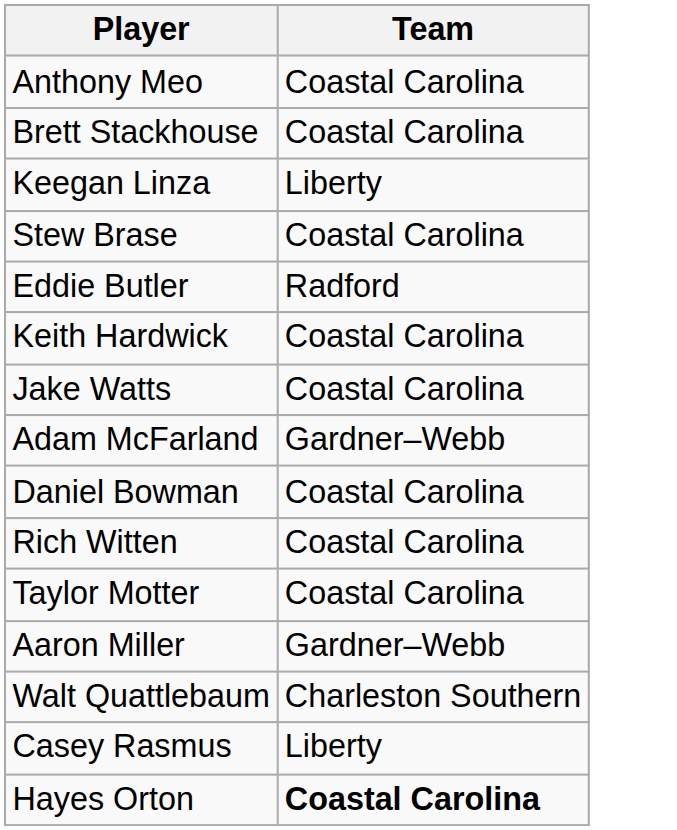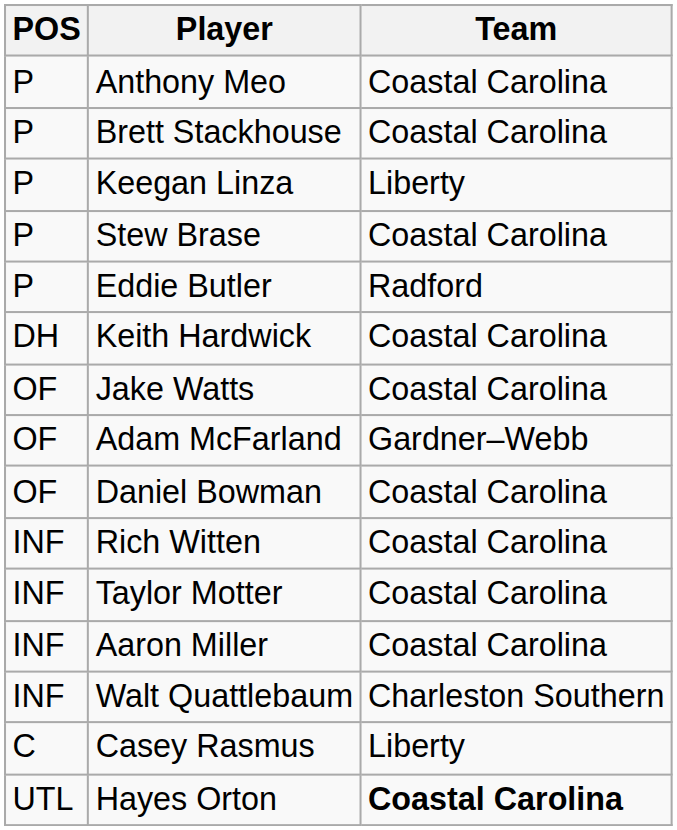+ column: (47, 30)
(395, 645) Gardner–Webb -> (487, 645) Coastal Carolina
